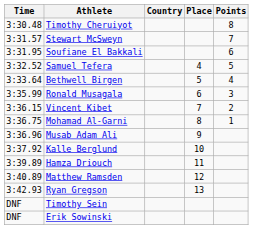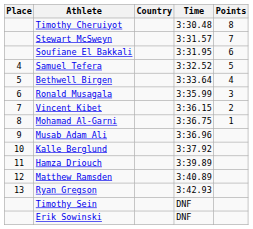columns swapped: (199, 11) <-> (24, 11)
